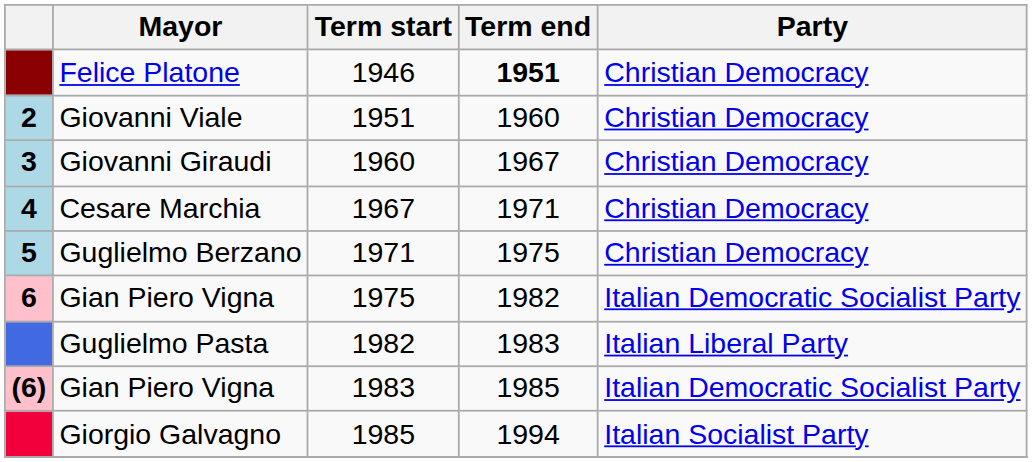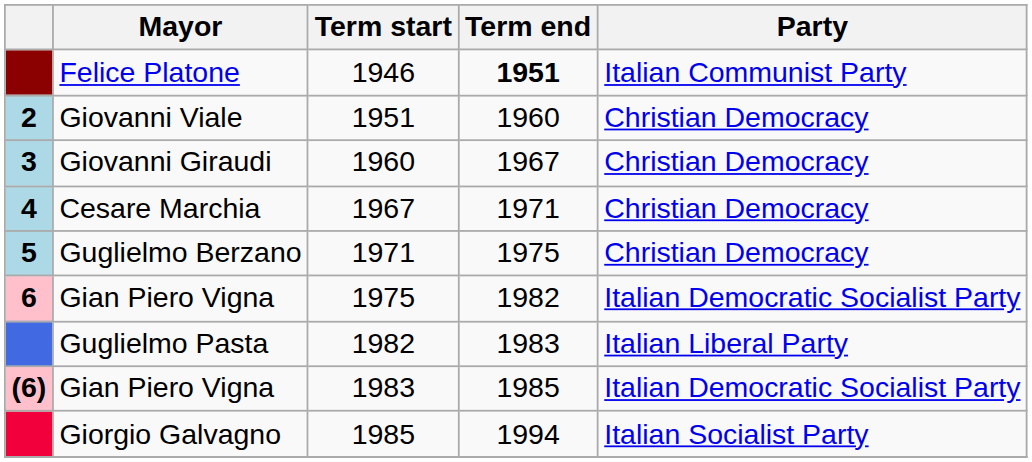(736, 72) Christian Democracy -> (755, 72) Italian Communist Party
